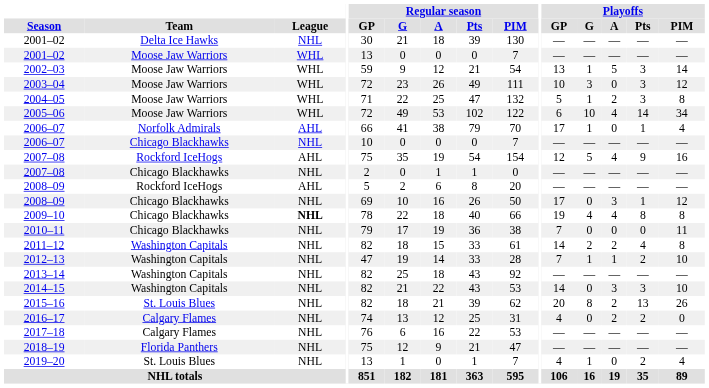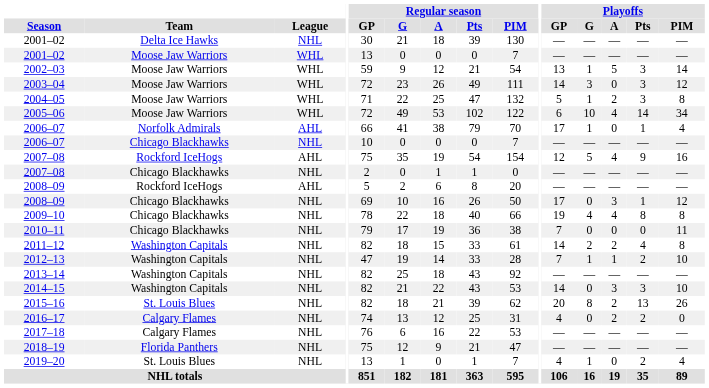(559, 84) 10 -> (559, 84) 14
(310, 215) bold -> (310, 215) normal
